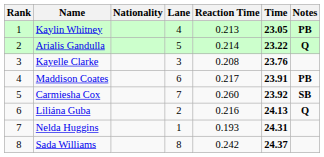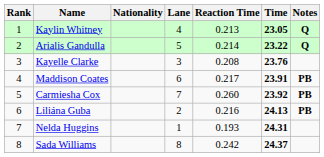(305, 29) PB -> (305, 29) Q
(305, 95) SB -> (305, 95) PB
(305, 111) Q -> (305, 111) PB
